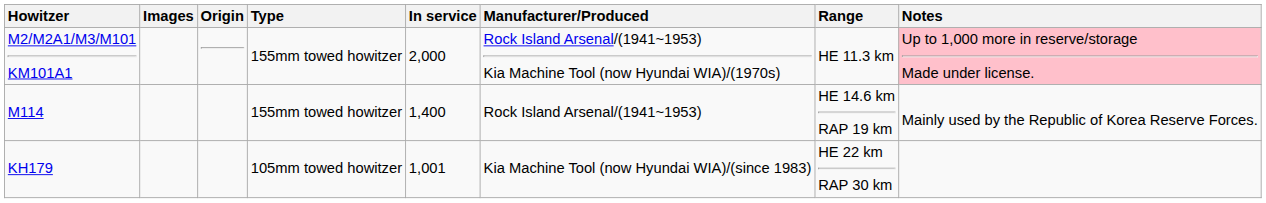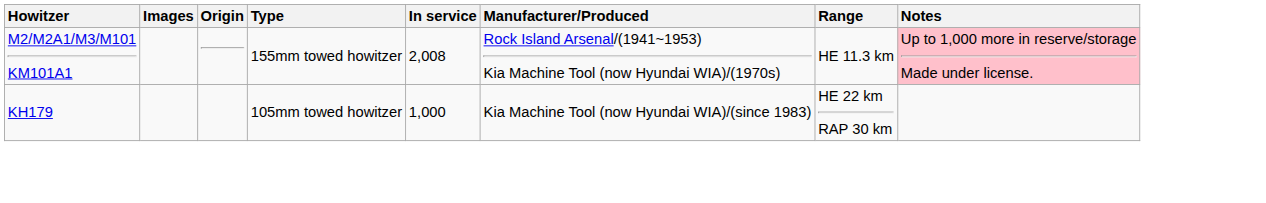(427, 56) 2,000 -> (427, 56) 2,008
- row: (26, 112)
(427, 169) 1,001 -> (427, 112) 1,000
